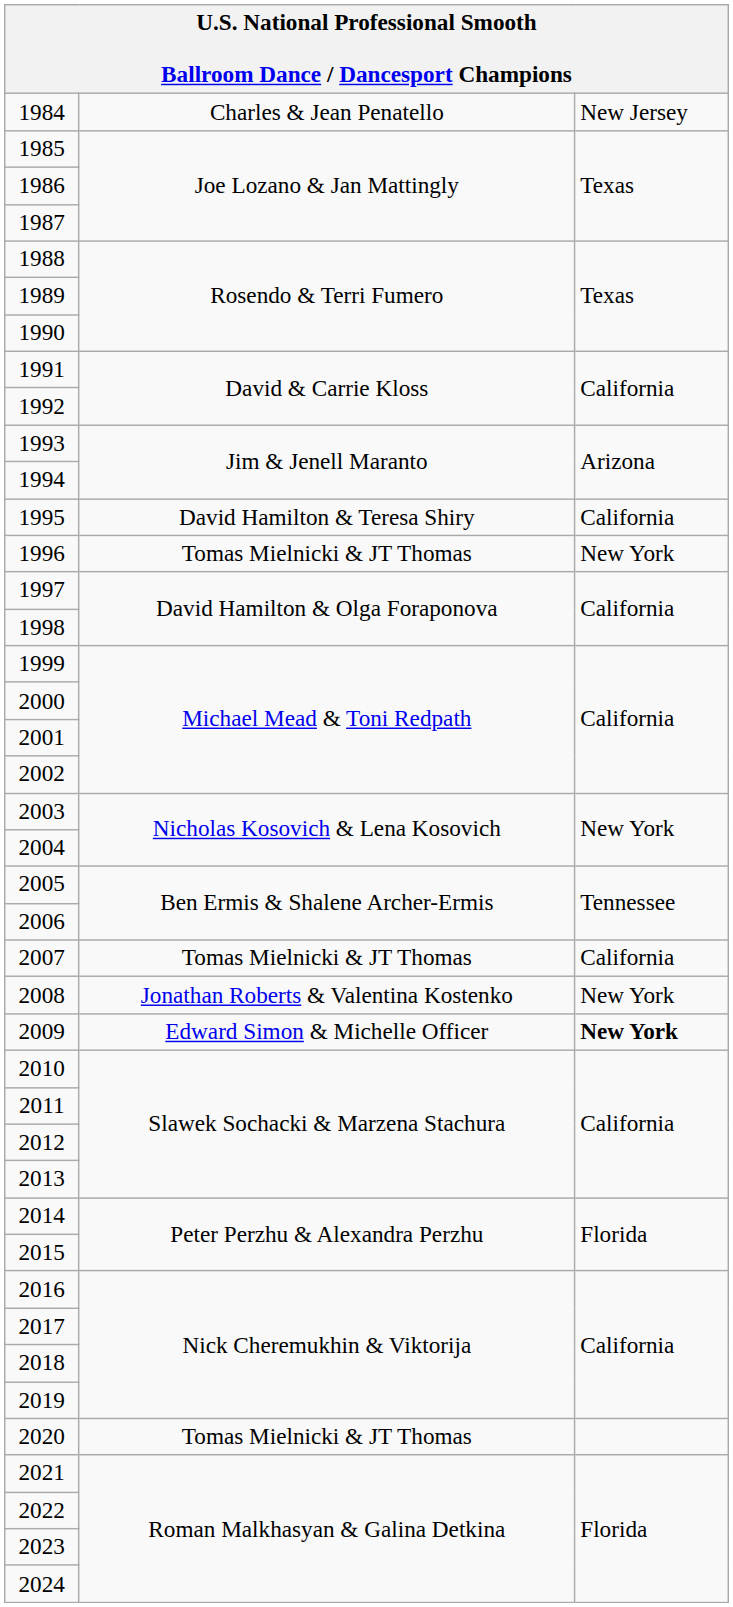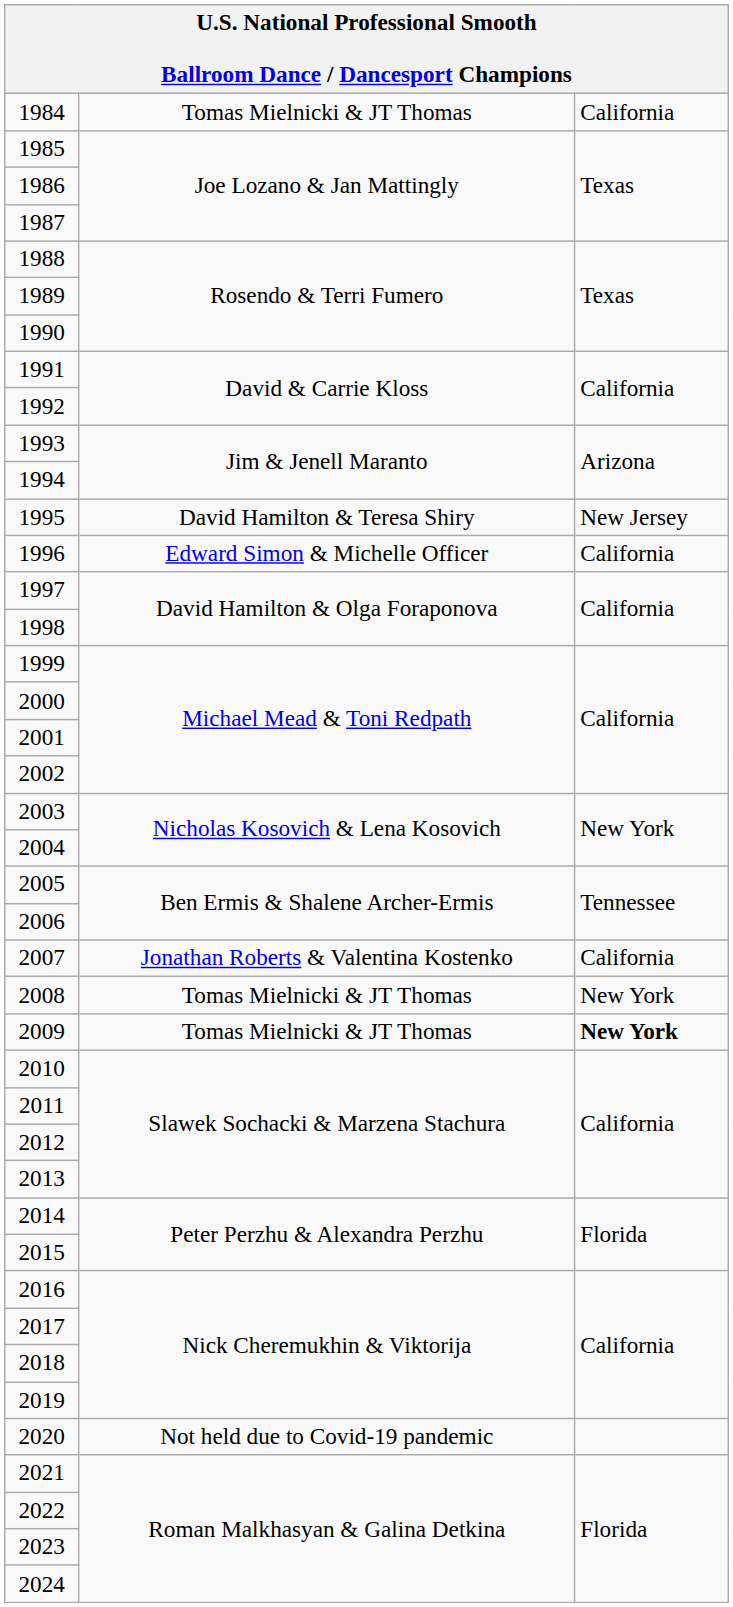(327, 111) Charles & Jean Penatello -> (327, 111) Tomas Mielnicki & JT Thomas
(634, 111) New Jersey -> (627, 111) California
(627, 516) California -> (634, 516) New Jersey
(327, 553) Tomas Mielnicki & JT Thomas -> (327, 553) Edward Simon & Michelle Officer
(627, 553) New York -> (627, 553) California
(327, 958) Tomas Mielnicki & JT Thomas -> (327, 958) Jonathan Roberts & Valentina Kostenko
(327, 994) Jonathan Roberts & Valentina Kostenko -> (327, 994) Tomas Mielnicki & JT Thomas
(327, 1031) Edward Simon & Michelle Officer -> (327, 1031) Tomas Mielnicki & JT Thomas
(327, 1436) Tomas Mielnicki & JT Thomas -> (327, 1436) Not held due to Covid-19 pandemic
